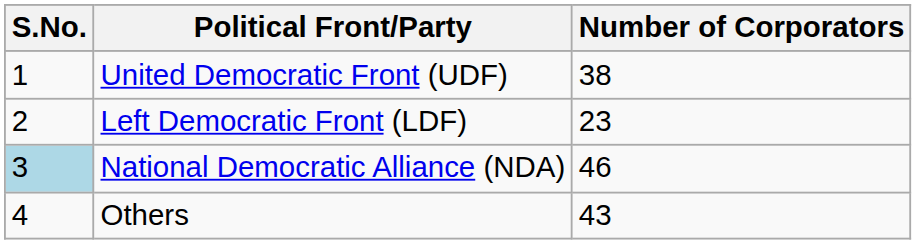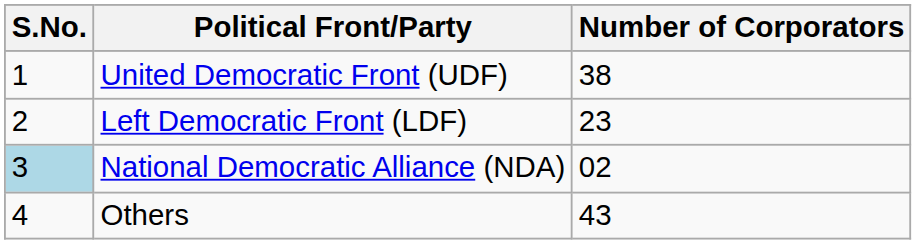(595, 167) 46 -> (595, 167) 02
